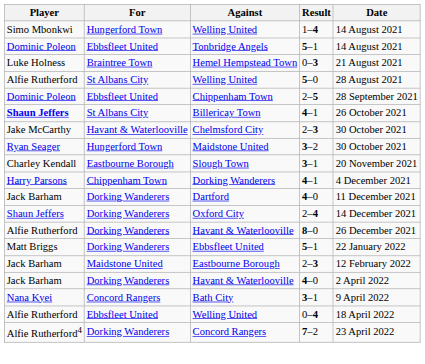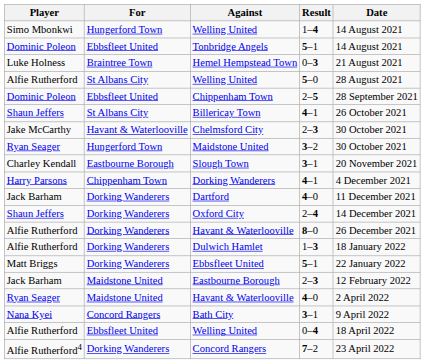(38, 113) bold -> (35, 113) normal
+ row: (228, 247)
(34, 280) Jack Barham -> (33, 297) Ryan Seager
(128, 280) Dorking Wanderers -> (125, 297) Maidstone United
